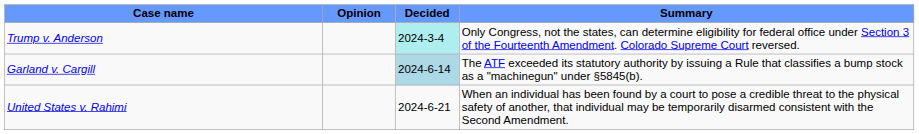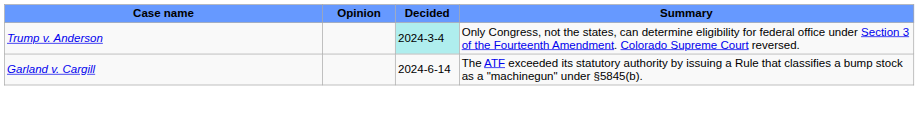(424, 69) lightblue background -> (424, 69) no background
- row: (67, 107)
